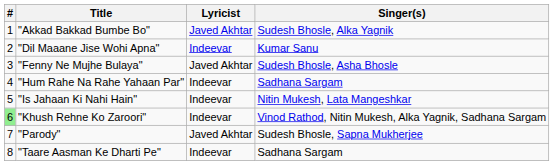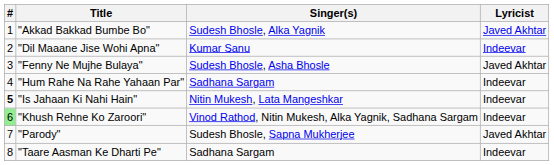columns swapped: (402, 13) <-> (221, 13)
(10, 100) normal -> (10, 100) bold
